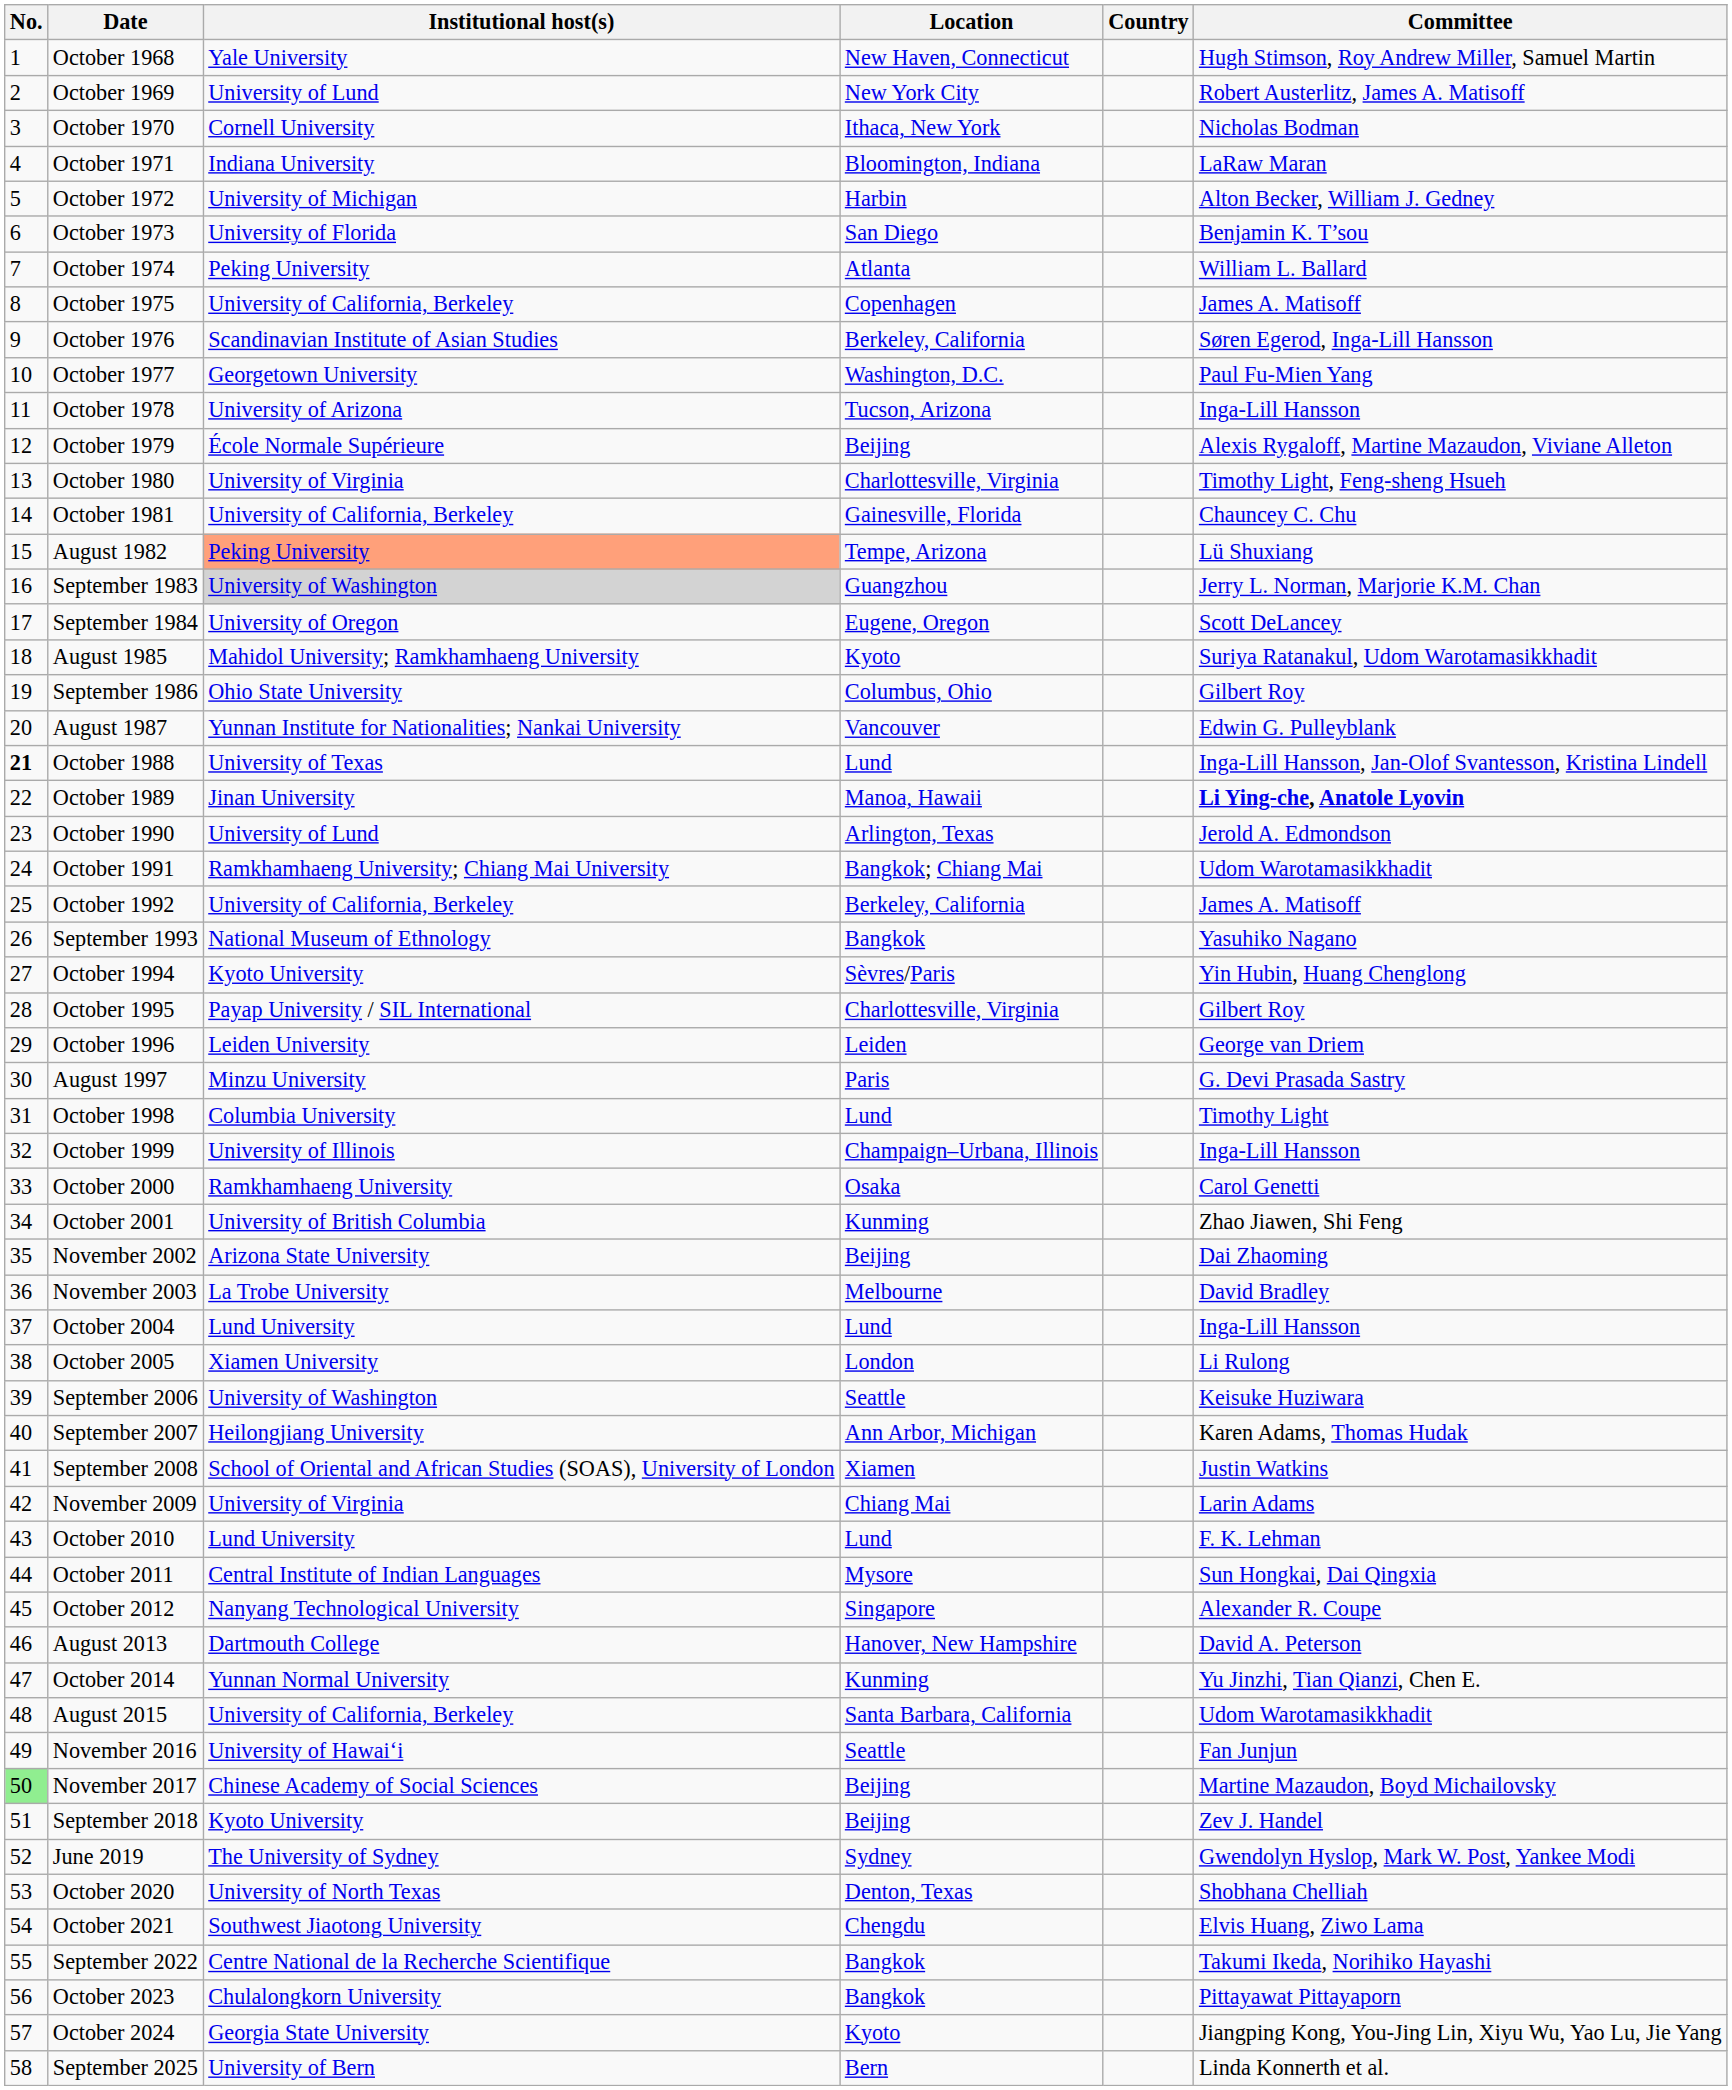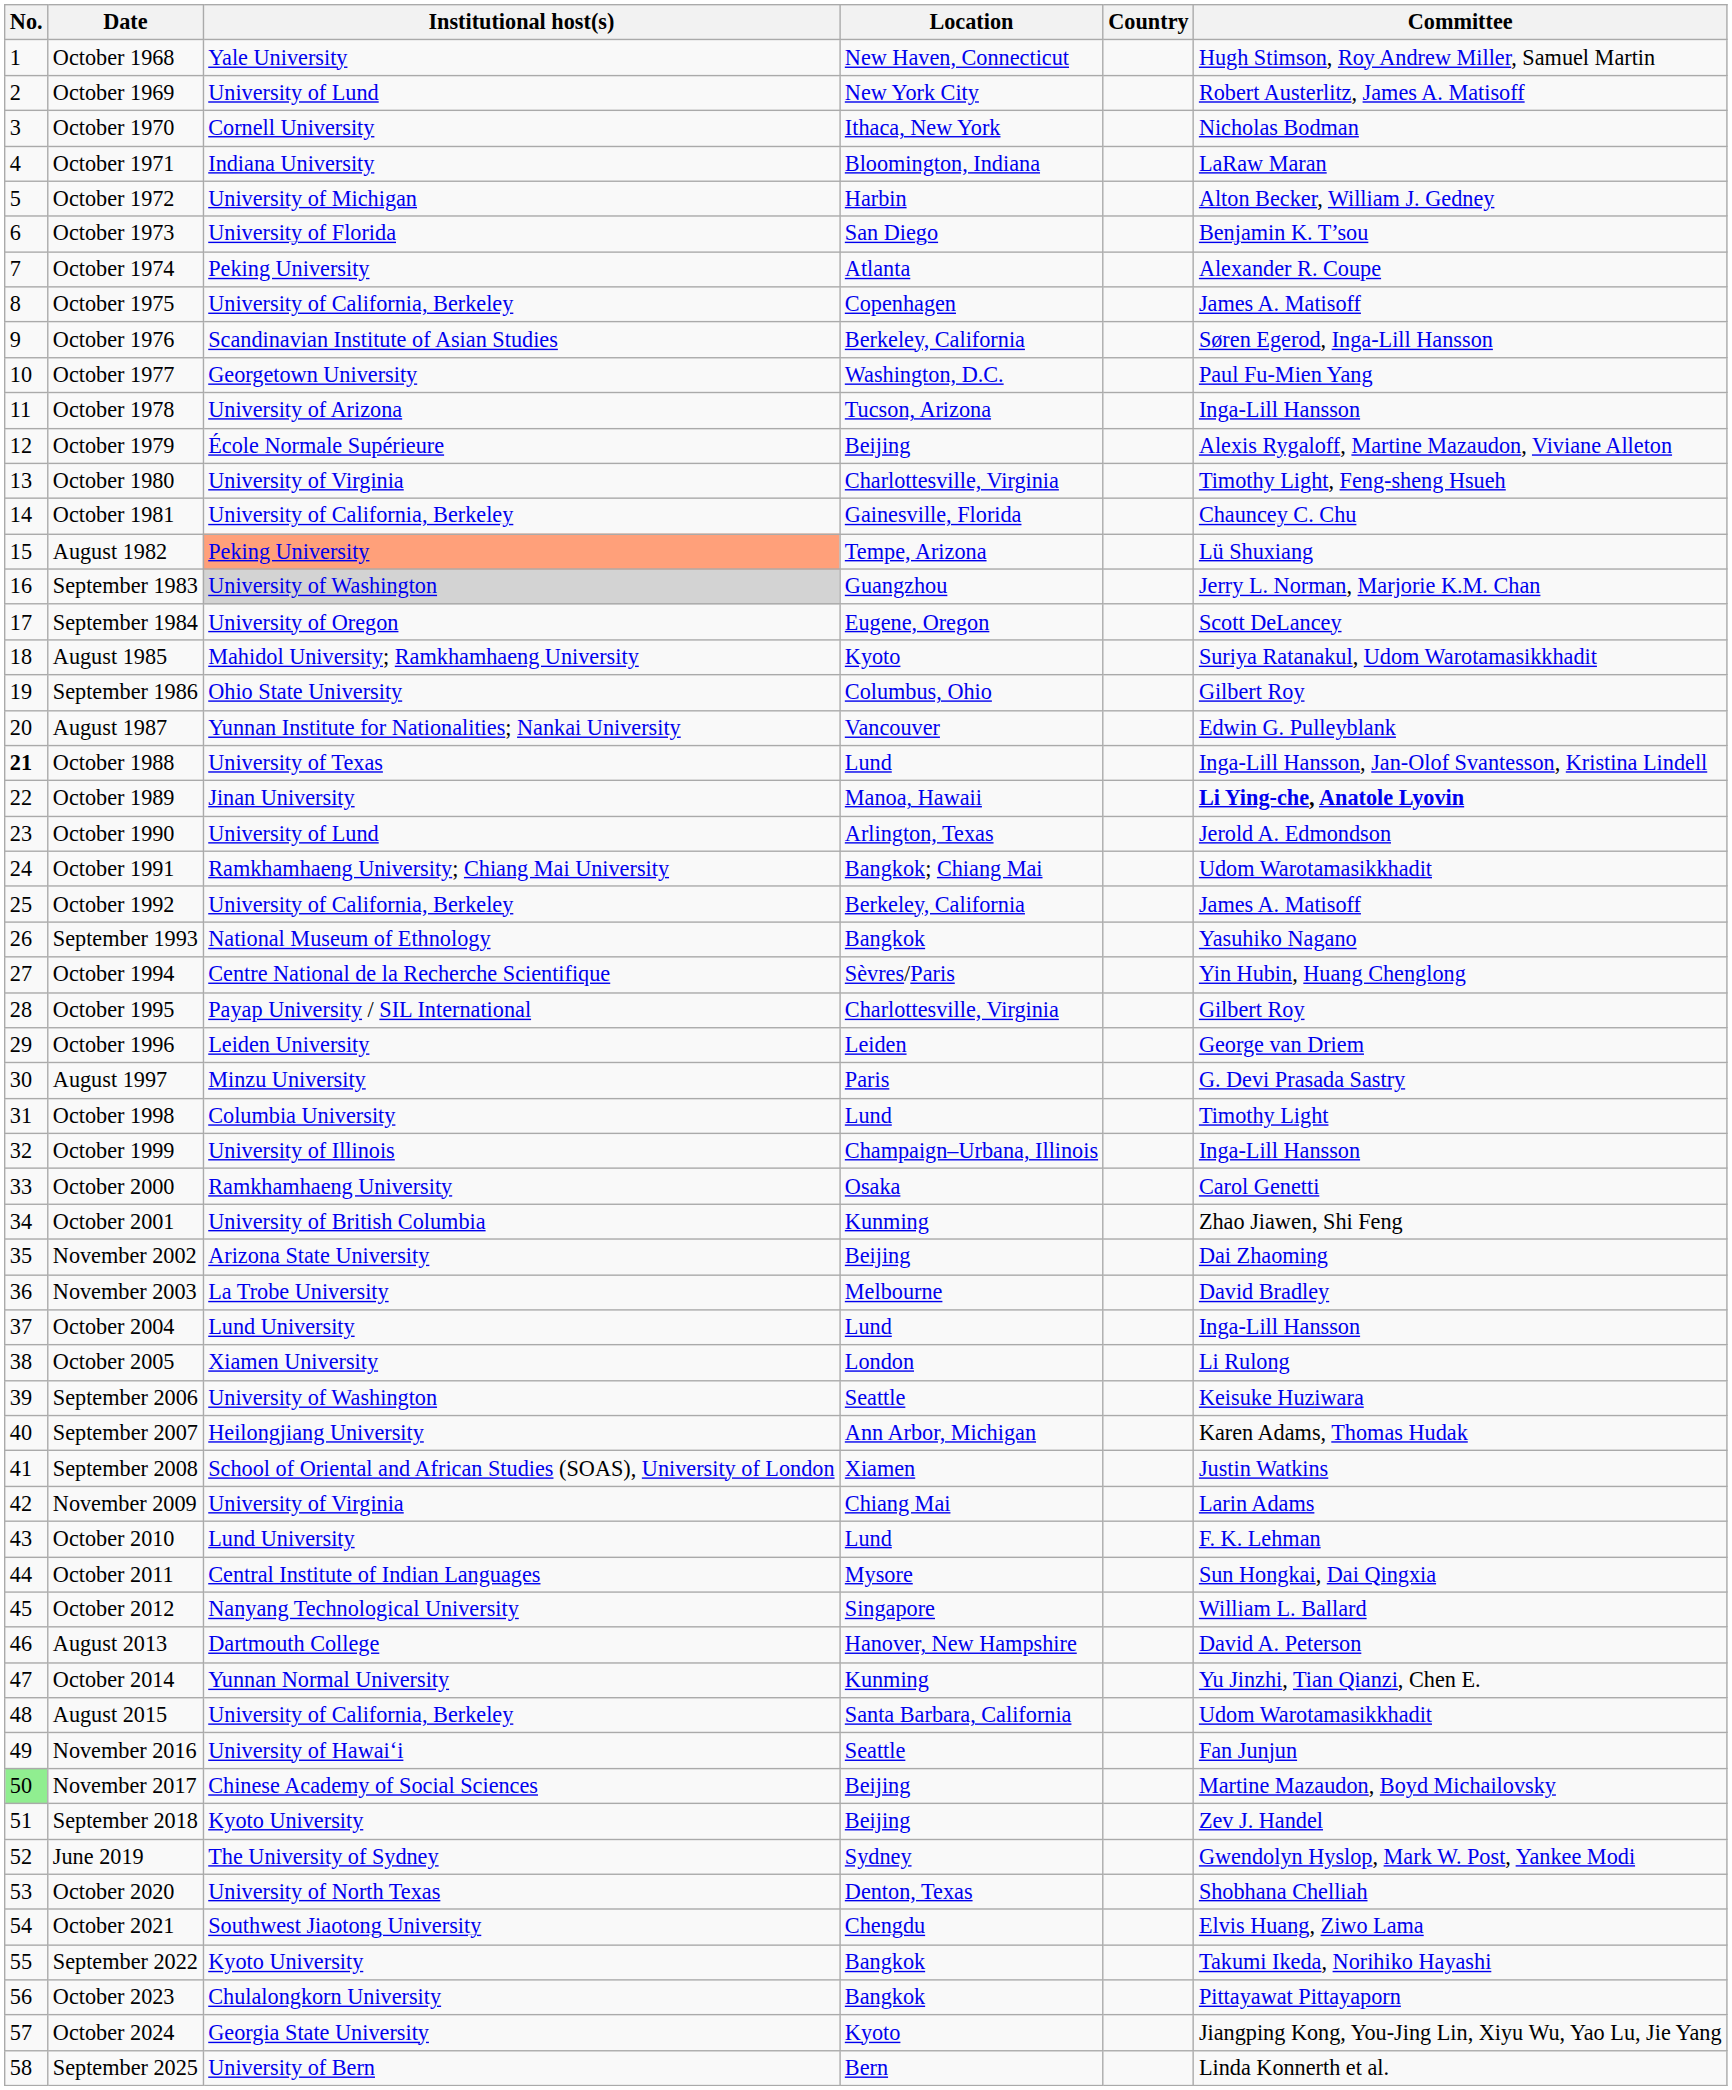(1283, 269) William L. Ballard -> (1290, 269) Alexander R. Coupe
(286, 974) Kyoto University -> (409, 974) Centre National de la Recherche Scientifique
(1290, 1609) Alexander R. Coupe -> (1283, 1609) William L. Ballard
(409, 1962) Centre National de la Recherche Scientifique -> (286, 1962) Kyoto University
